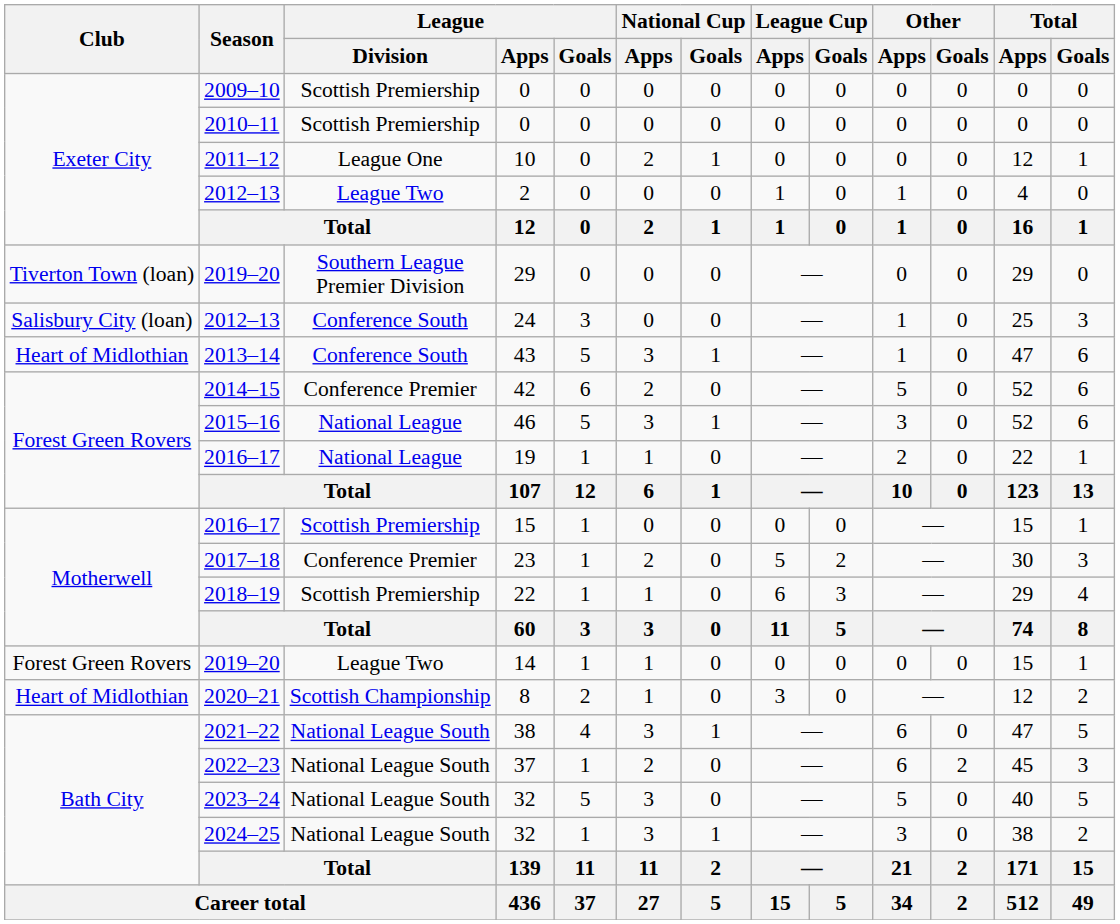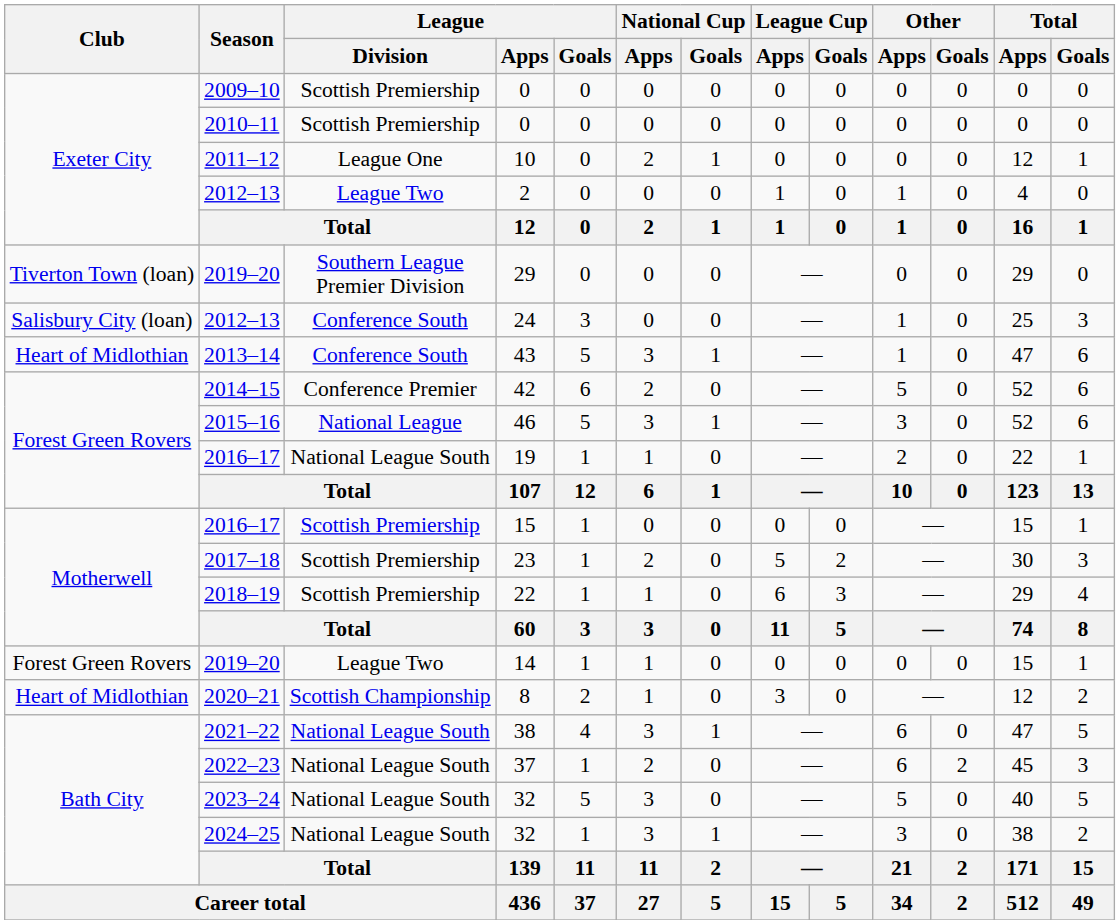(390, 457) National League -> (390, 457) National League South
(390, 559) Conference Premier -> (390, 559) Scottish Premiership
